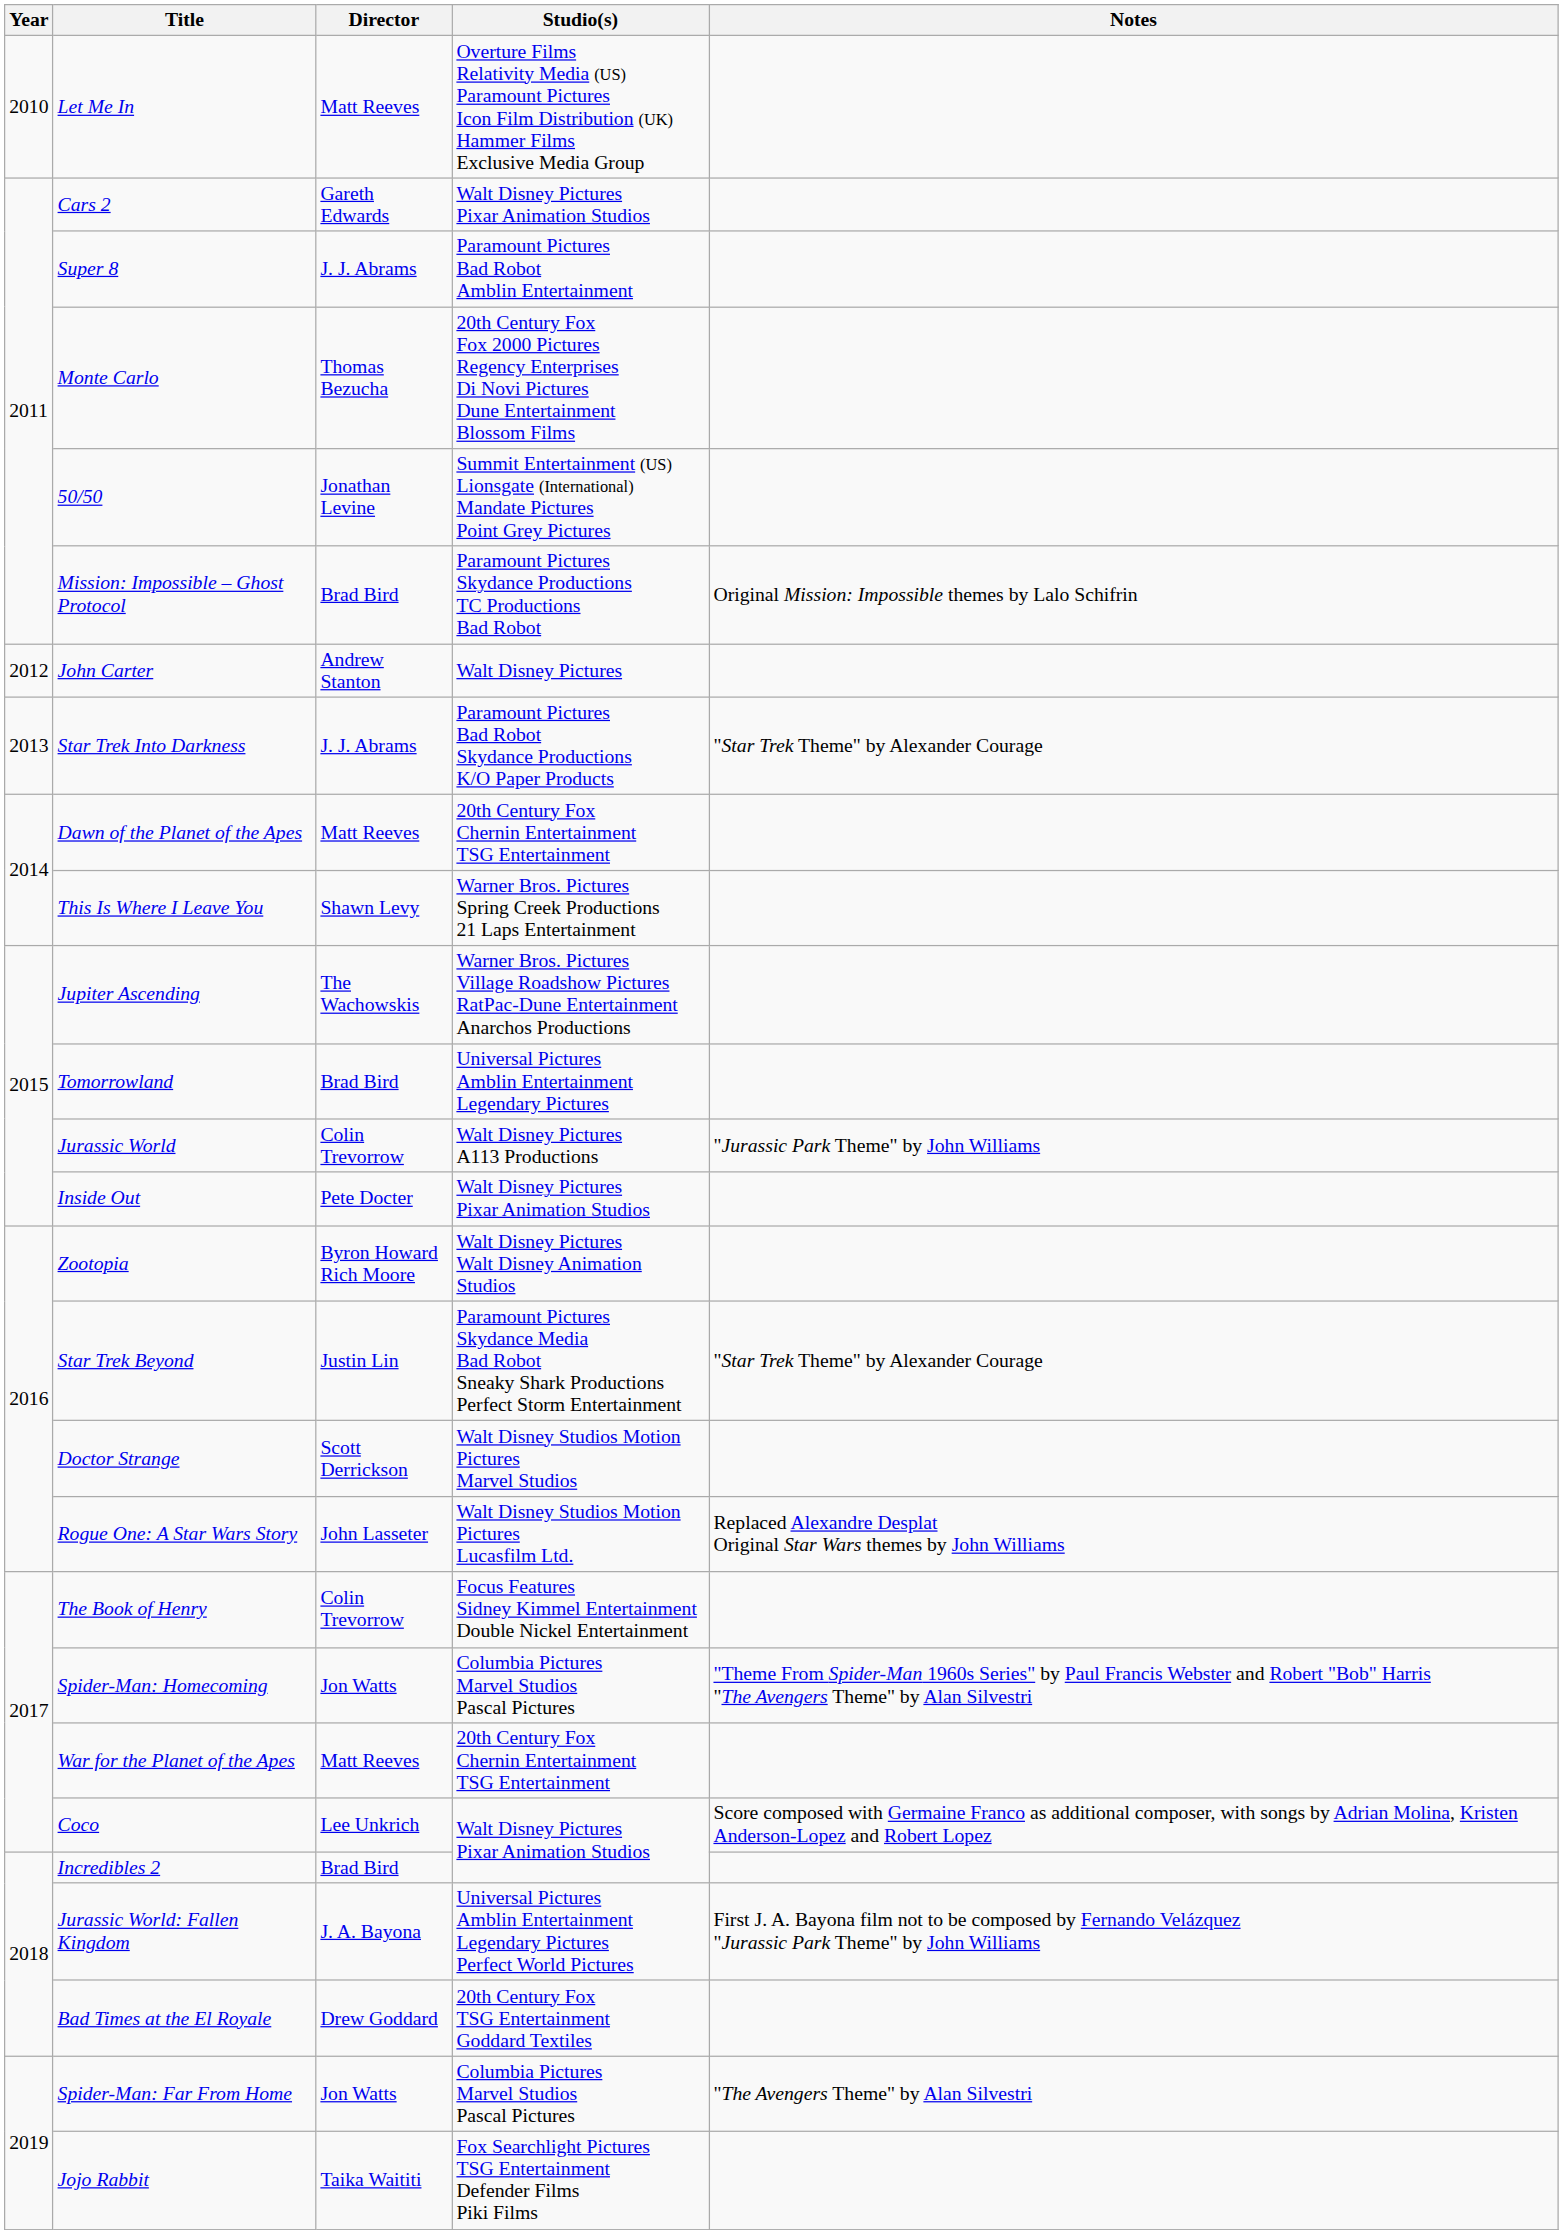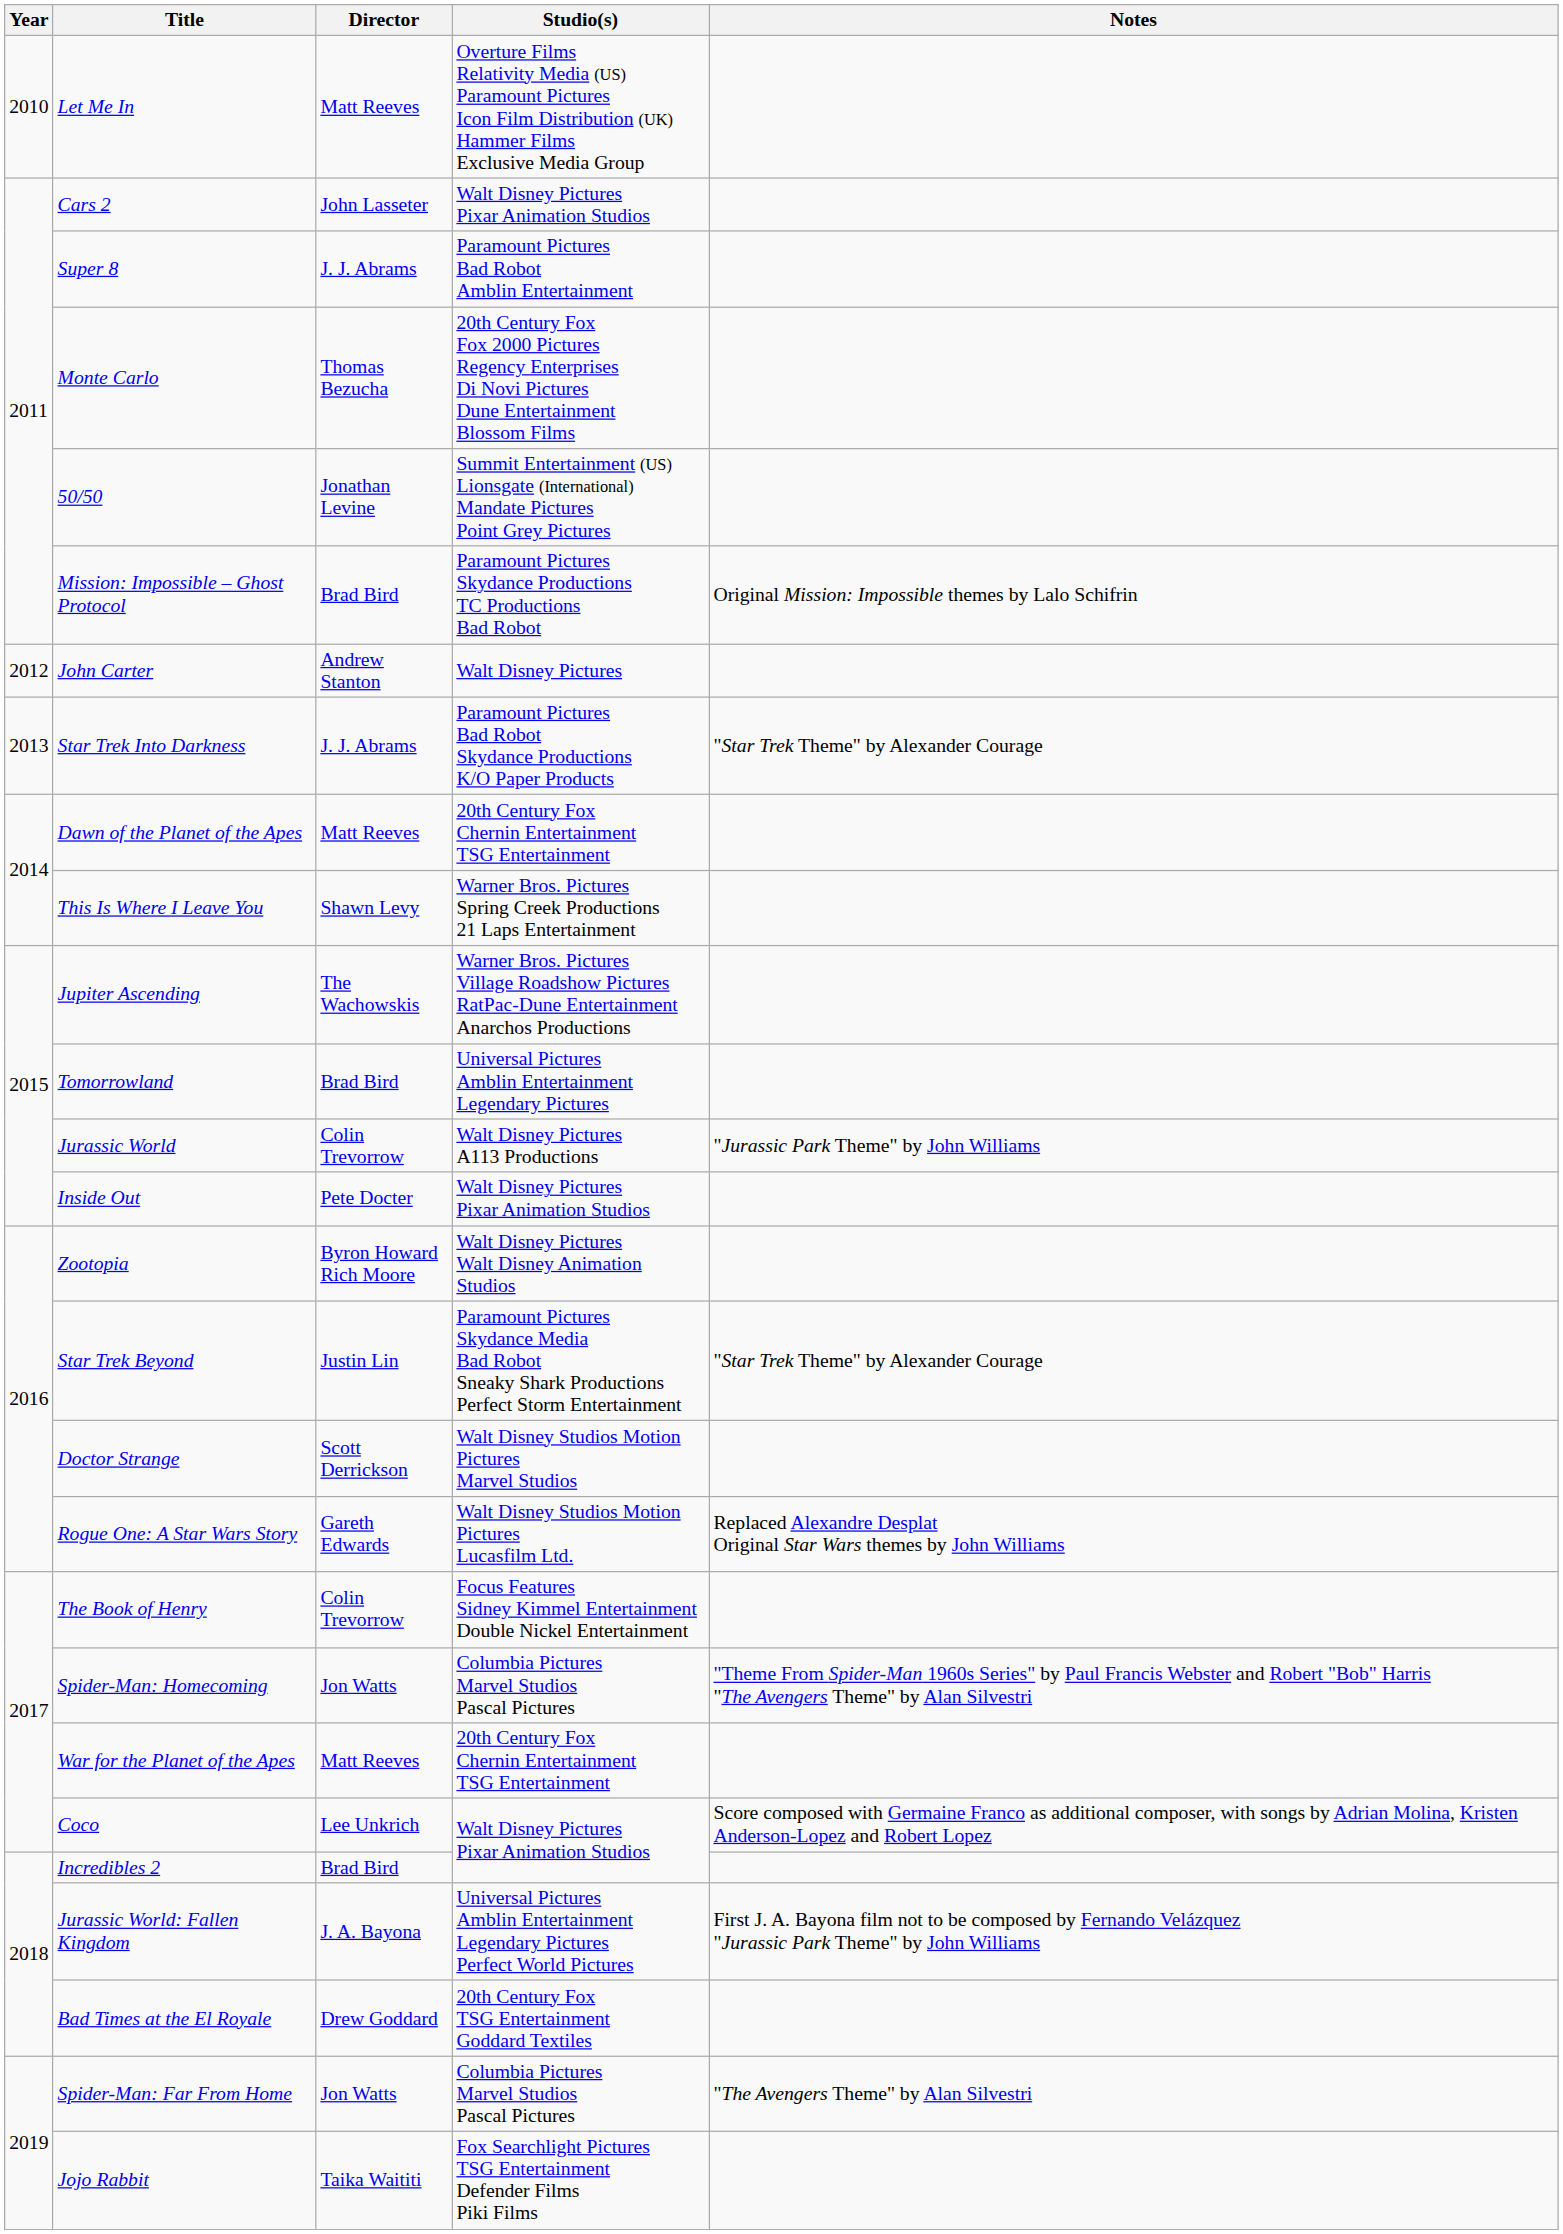(355, 204) Gareth Edwards -> (374, 204) John Lasseter
(374, 1533) John Lasseter -> (355, 1533) Gareth Edwards
